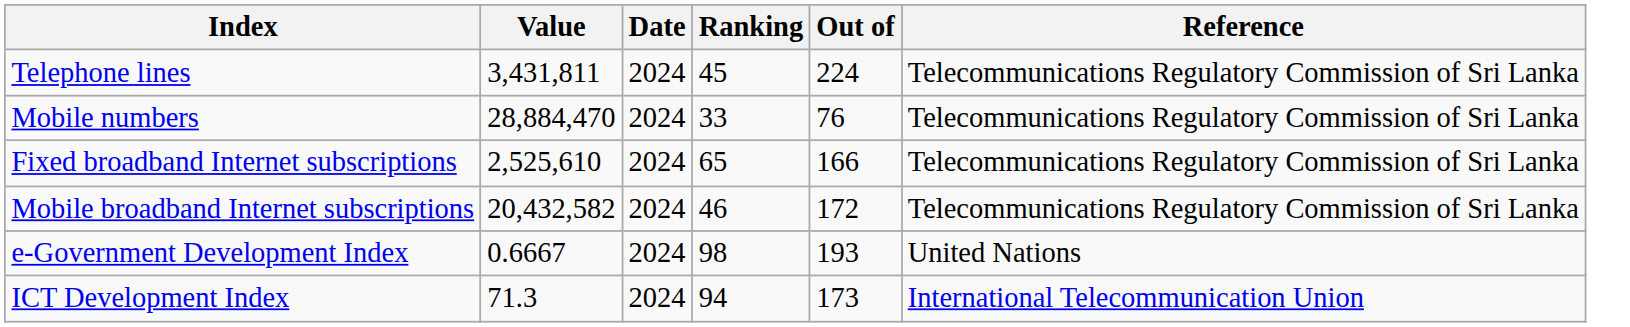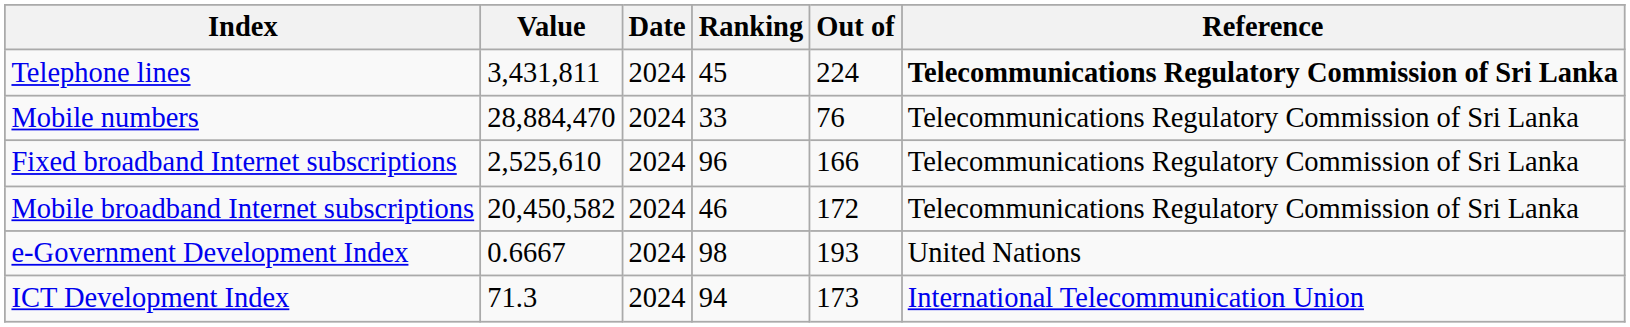(1243, 72) normal -> (1263, 72) bold
(713, 162) 65 -> (713, 162) 96
(551, 207) 20,432,582 -> (551, 207) 20,450,582
